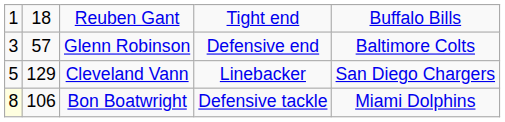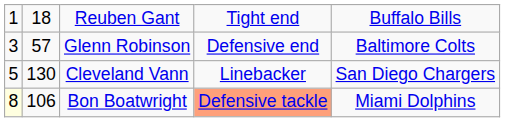(41, 74) 129 -> (41, 74) 130
(263, 102) no background -> (263, 102) lightsalmon background
